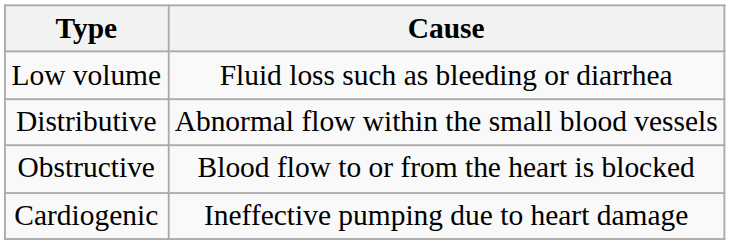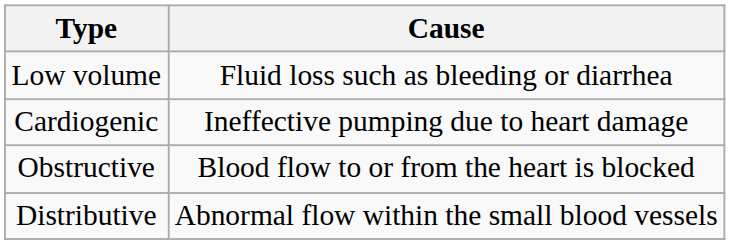rows swapped: (86, 215) <-> (86, 121)
